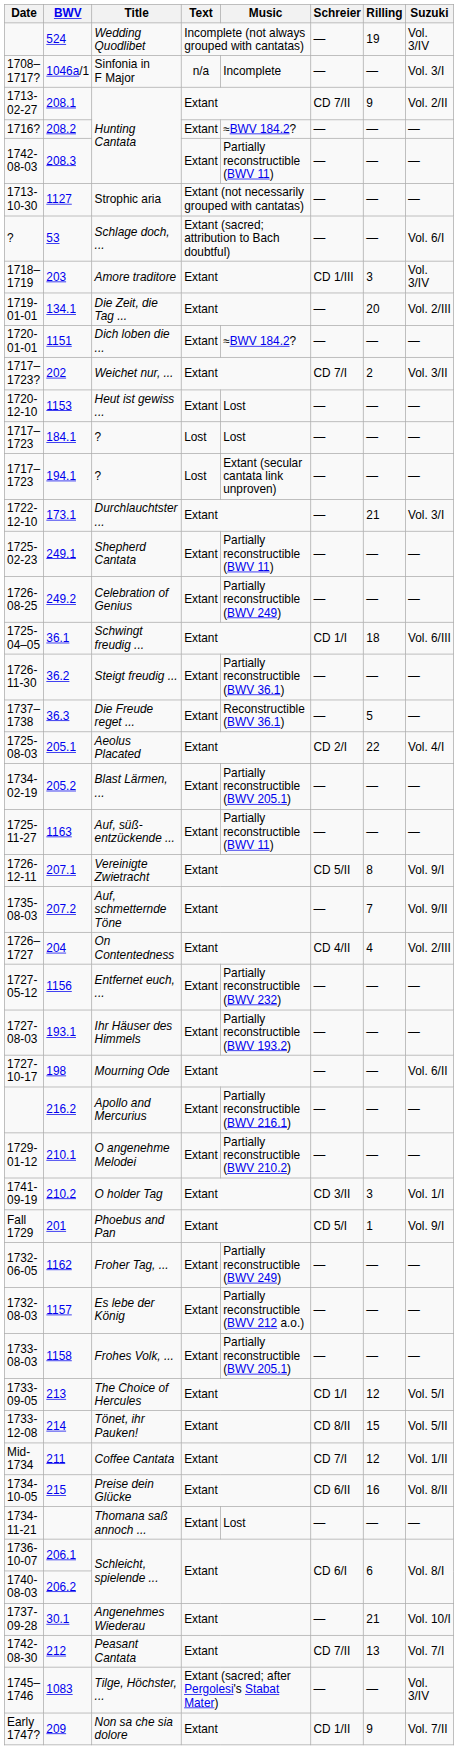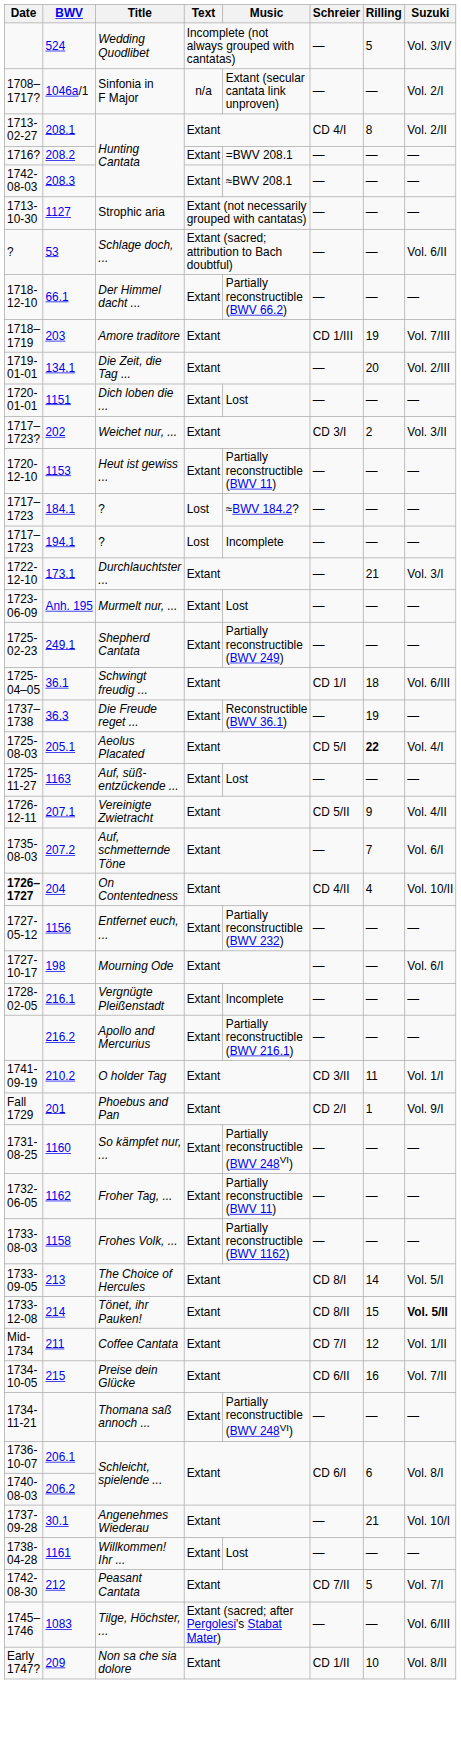(373, 39) 19 -> (369, 45) 5
(252, 71) Incomplete -> (265, 91) Extant (secular cantata link unproven)
(426, 71) Vol. 3/I -> (425, 91) Vol. 2/I
(332, 103) CD 7/II -> (330, 130) CD 4/I
(370, 103) 9 -> (369, 130) 8
(260, 128) ≈BWV 184.2? -> (259, 155) =BWV 208.1
(262, 161) Partially reconstructible (BWV 11) -> (259, 181) ≈BWV 208.1
(426, 238) Vol. 6/I -> (427, 251) Vol. 6/II
+ row: (57, 297)
(370, 277) 3 -> (372, 336) 19
(419, 277) Vol. 3/IV -> (429, 336) Vol. 7/III
(260, 341) ≈BWV 184.2? -> (237, 400) Lost
(330, 373) CD 7/I -> (330, 432) CD 3/I
(234, 405) Lost -> (264, 471) Partially reconstructible (BWV 11)
(234, 437) Lost -> (262, 509) ≈BWV 184.2?
(263, 476) Extant (secular cantata link unproven) -> (255, 541) Incomplete
+ row: (69, 606)
(262, 554) Partially reconstructible (BWV 11) -> (264, 644) Partially reconstructible (BWV 249)
- row: (61, 599)
- row: (58, 677)
(370, 715) 5 -> (372, 715) 19
(330, 747) CD 2/I -> (330, 747) CD 5/I
(373, 747) normal -> (372, 747) bold
- row: (61, 786)
(262, 832) Partially reconstructible (BWV 11) -> (237, 779) Lost
(370, 870) 8 -> (369, 812) 9
(426, 870) Vol. 9/I -> (427, 812) Vol. 4/II
(428, 909) Vol. 9/II -> (425, 850) Vol. 6/I
(24, 948) normal -> (24, 889) bold
(429, 948) Vol. 2/III -> (430, 889) Vol. 10/II
- row: (61, 1032)
(428, 1071) Vol. 6/II -> (425, 967) Vol. 6/I
+ row: (60, 999)
- row: (61, 1155)
(370, 1194) 3 -> (372, 1076) 11
(330, 1226) CD 5/I -> (330, 1108) CD 2/I
+ row: (58, 1149)
(262, 1265) Partially reconstructible (BWV 249) -> (264, 1196) Partially reconstructible (BWV 11)
- row: (59, 1310)
(262, 1355) Partially reconstructible (BWV 205.1) -> (264, 1241) Partially reconstructible (BWV 1162)
(330, 1394) CD 1/I -> (330, 1280) CD 8/I
(373, 1394) 12 -> (372, 1280) 14
(428, 1426) normal -> (428, 1312) bold
(428, 1490) Vol. 8/II -> (427, 1376) Vol. 7/II
(234, 1523) Lost -> (264, 1417) Partially reconstructible (BWV 248VI)
+ row: (58, 1553)
(373, 1651) 13 -> (369, 1585) 5
(419, 1690) Vol. 3/IV -> (429, 1624) Vol. 6/III
(370, 1728) 9 -> (372, 1663) 10
(428, 1728) Vol. 7/II -> (427, 1663) Vol. 8/II
